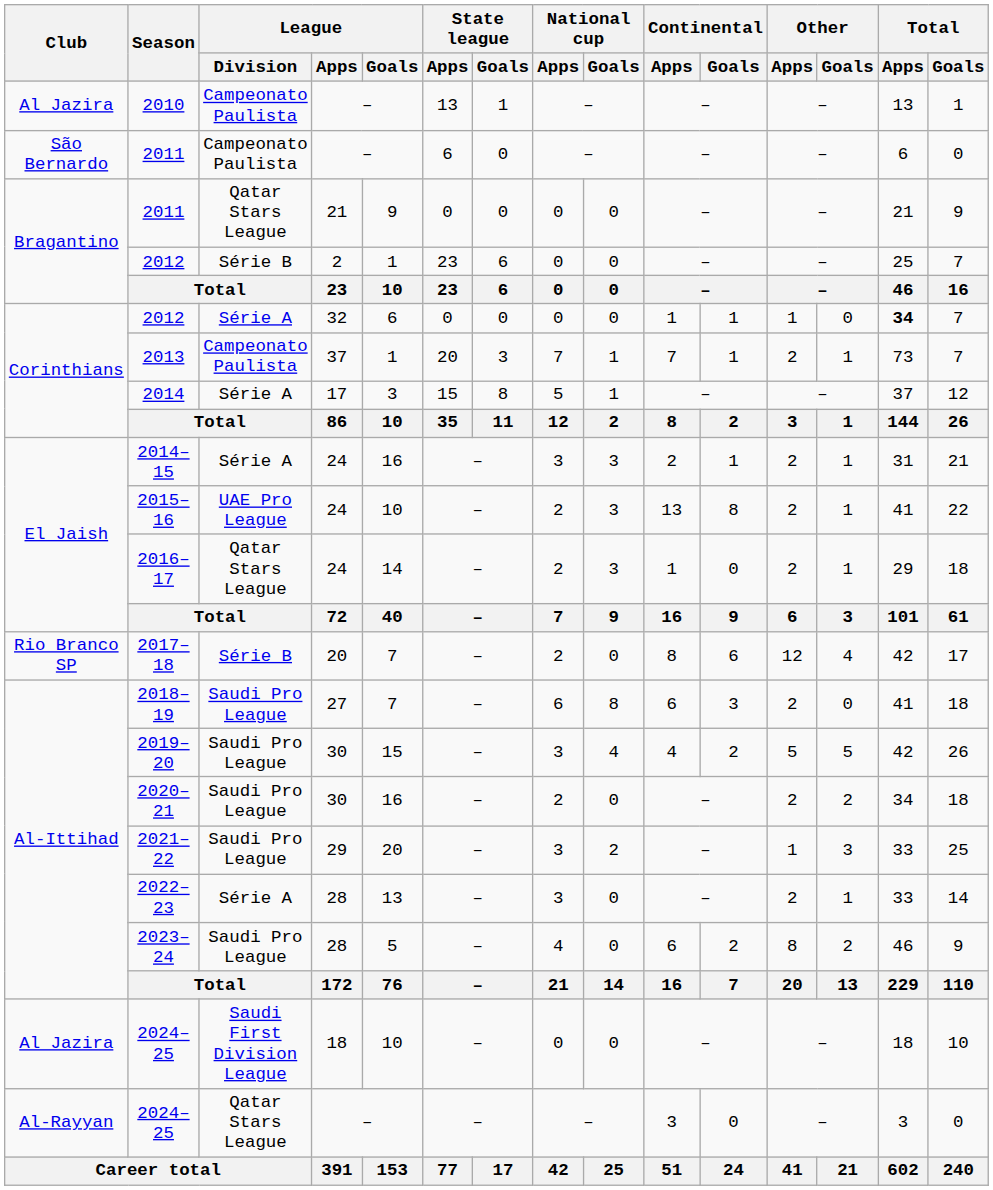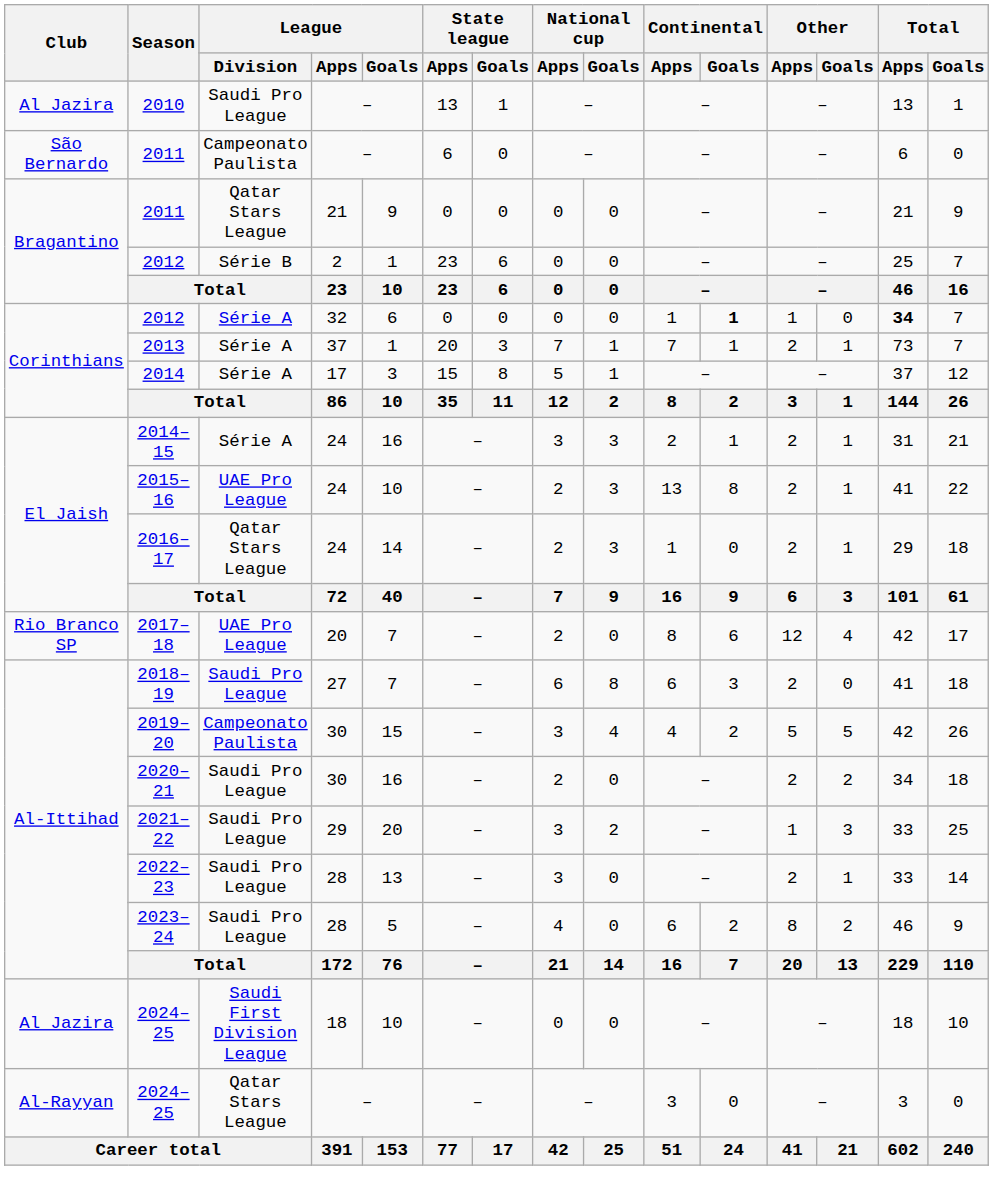(255, 106) Campeonato Paulista -> (255, 106) Saudi Pro League
(733, 318) normal -> (733, 318) bold
(255, 357) Campeonato Paulista -> (255, 346) Série A
(255, 656) Série B -> (255, 636) UAE Pro League
(255, 753) Saudi Pro League -> (255, 733) Campeonato Paulista
(255, 898) Série A -> (255, 878) Saudi Pro League
